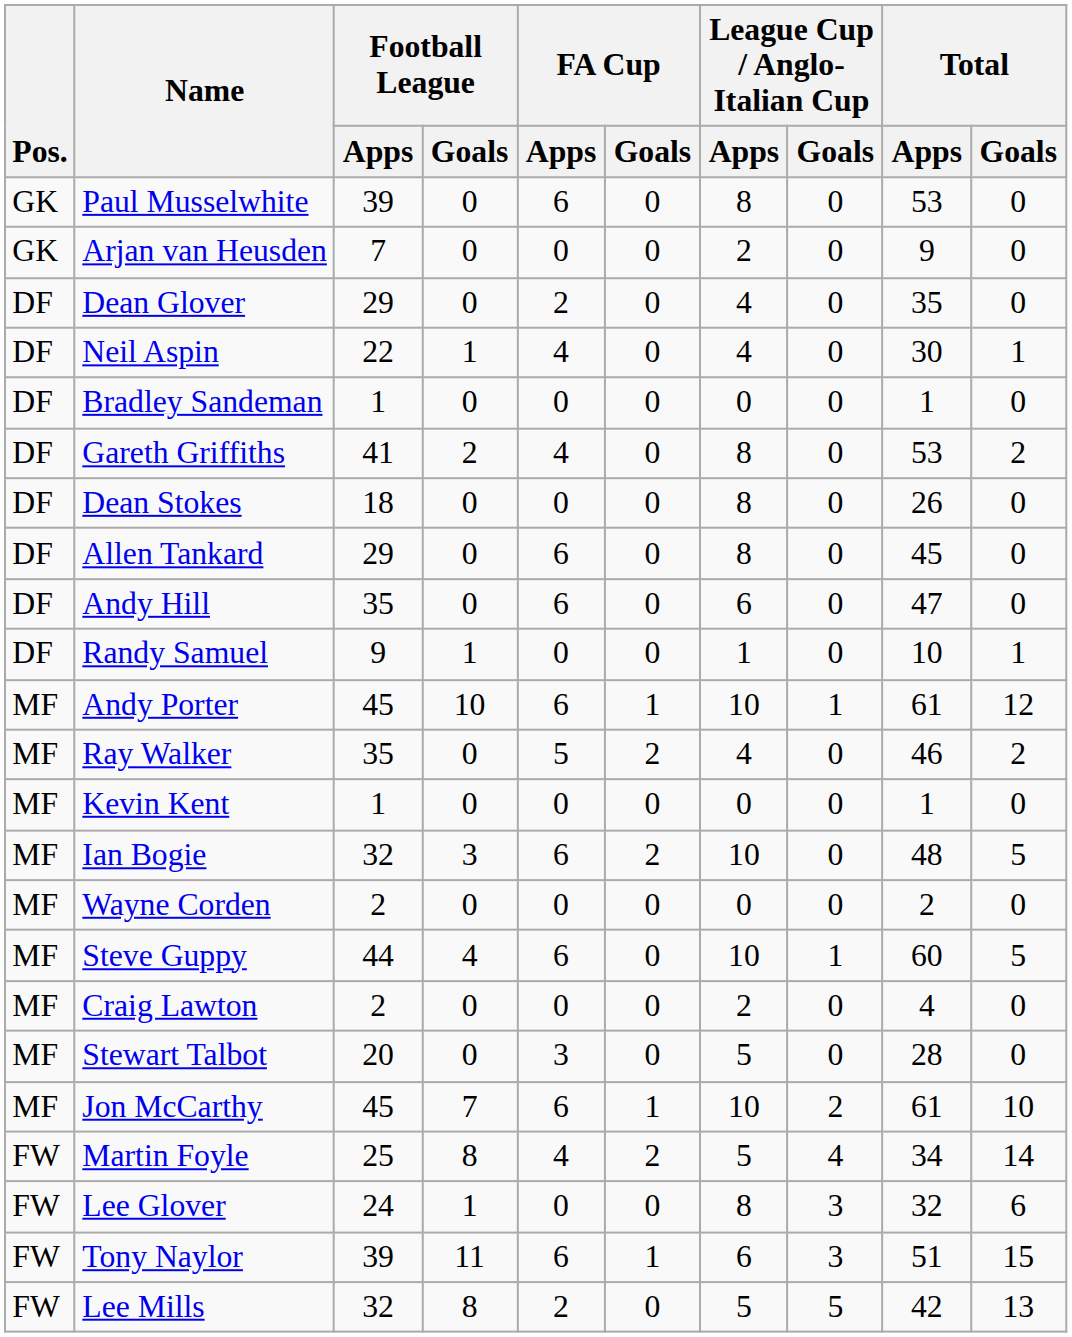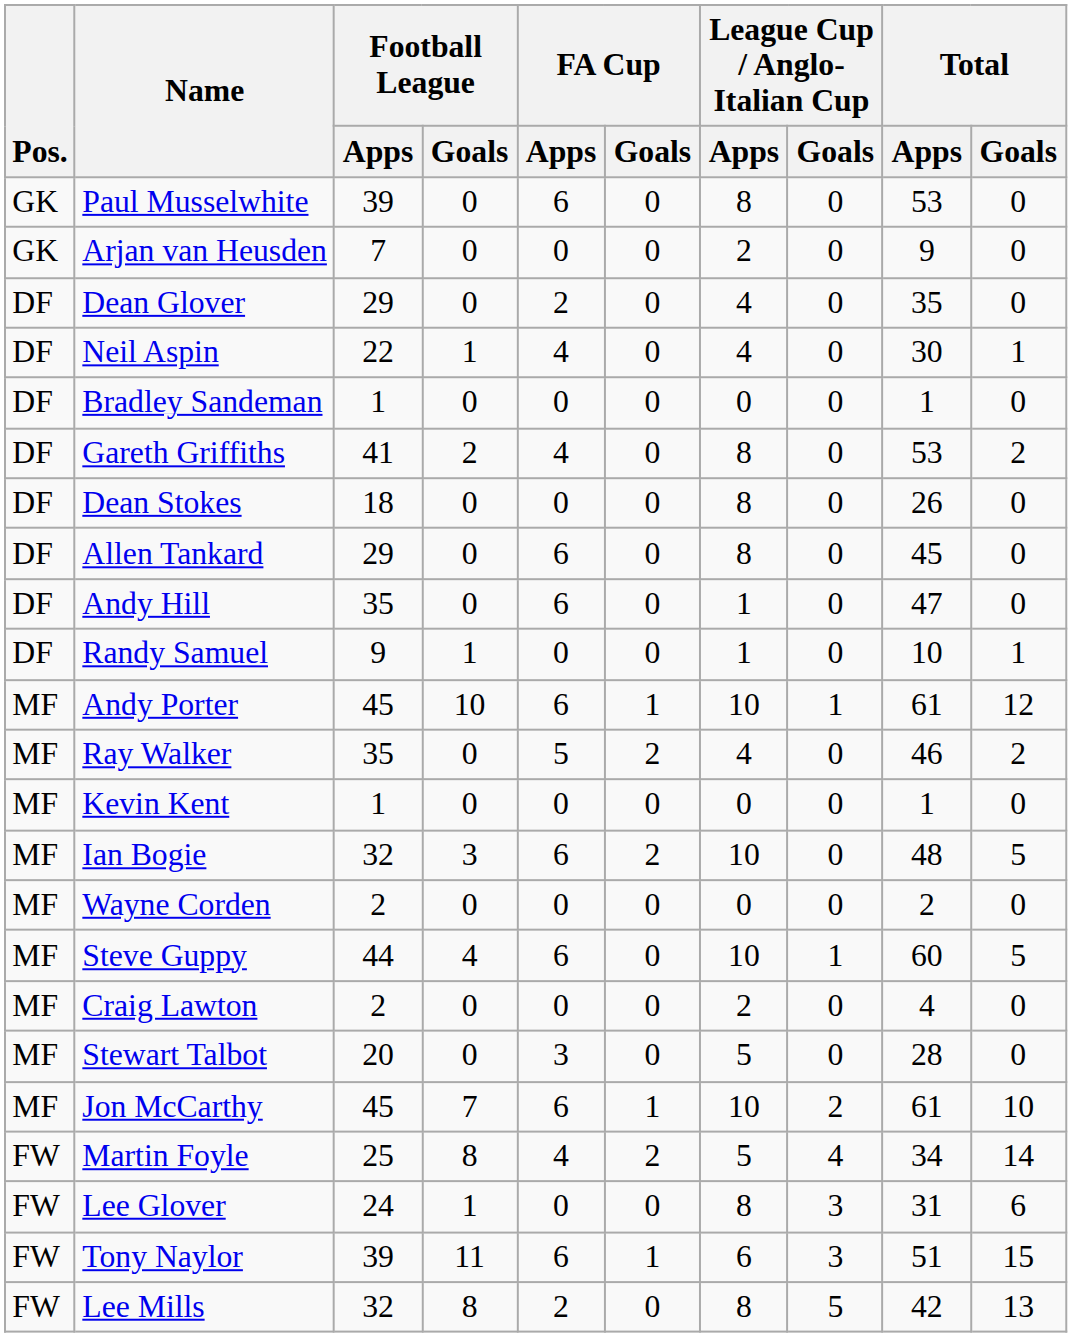(744, 603) 6 -> (744, 603) 1
(927, 1206) 32 -> (927, 1206) 31
(744, 1306) 5 -> (744, 1306) 8
